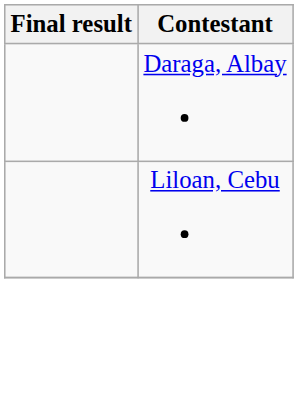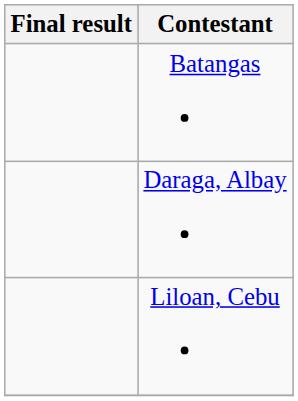+ row: (215, 90)
